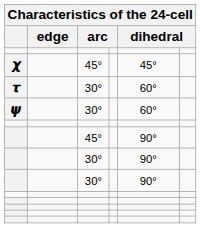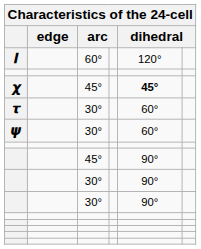+ row: (16, 58)
(148, 65) normal -> (150, 86) bold
